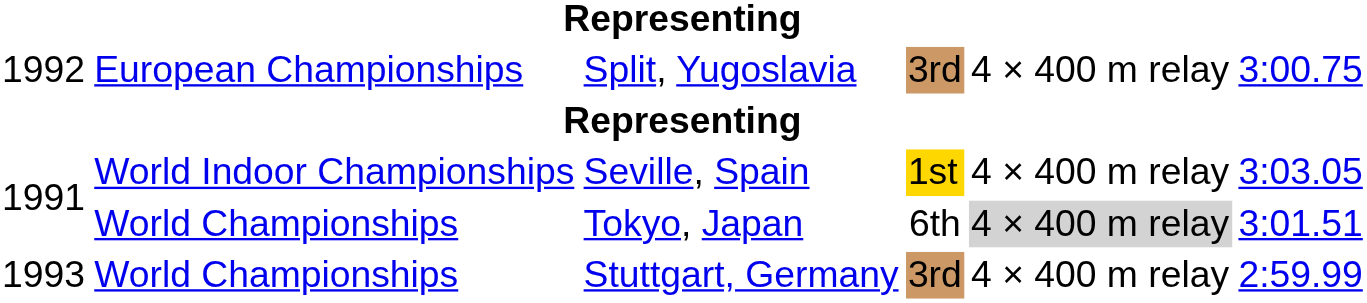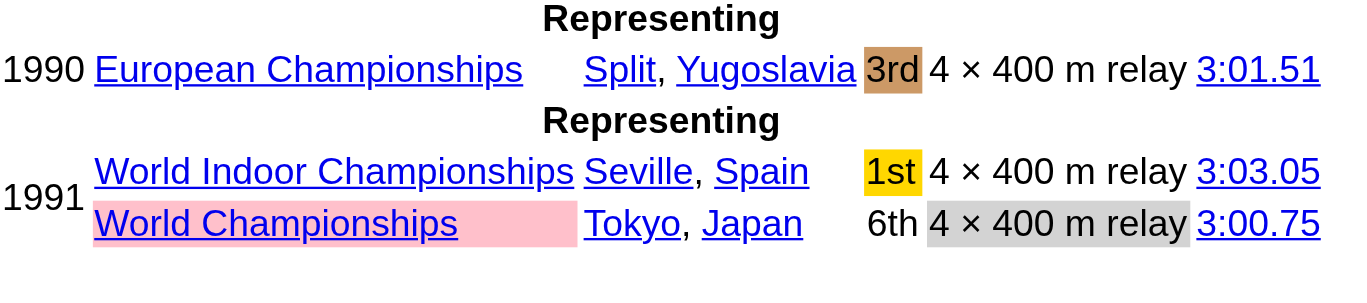(43, 69) 1992 -> (43, 69) 1990
(1301, 69) 3:00.75 -> (1259, 69) 3:01.51
(276, 223) no background -> (276, 223) pink background
(1301, 223) 3:01.51 -> (1259, 223) 3:00.75
- row: (741, 274)
